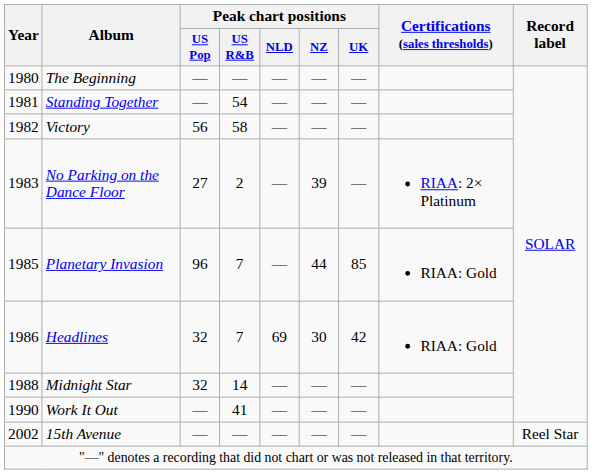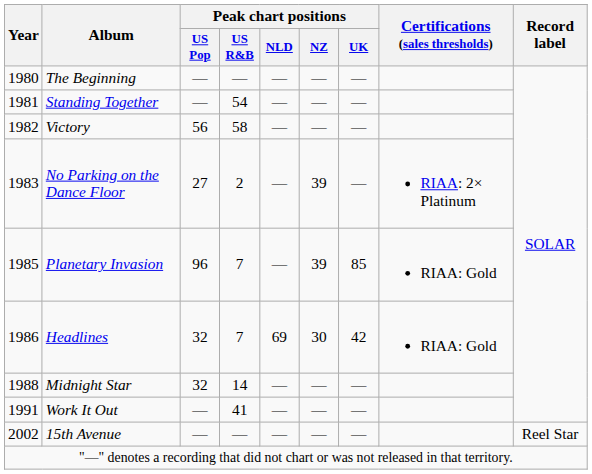(319, 264) 44 -> (319, 264) 39
(23, 409) 1990 -> (23, 409) 1991
